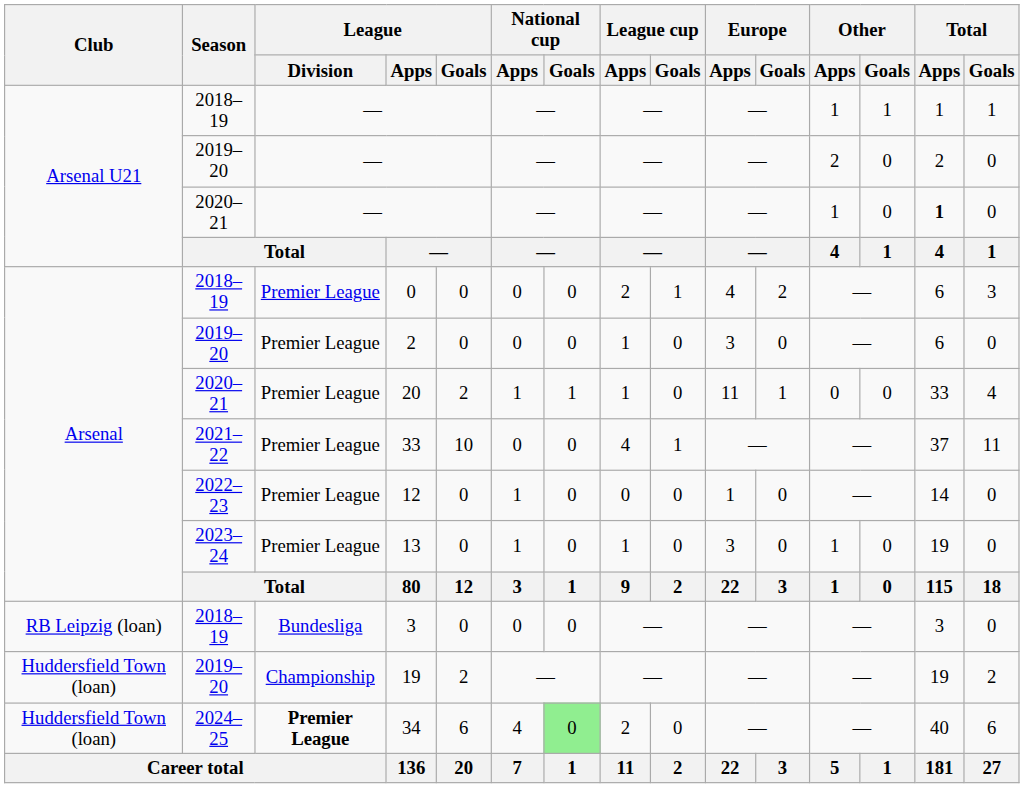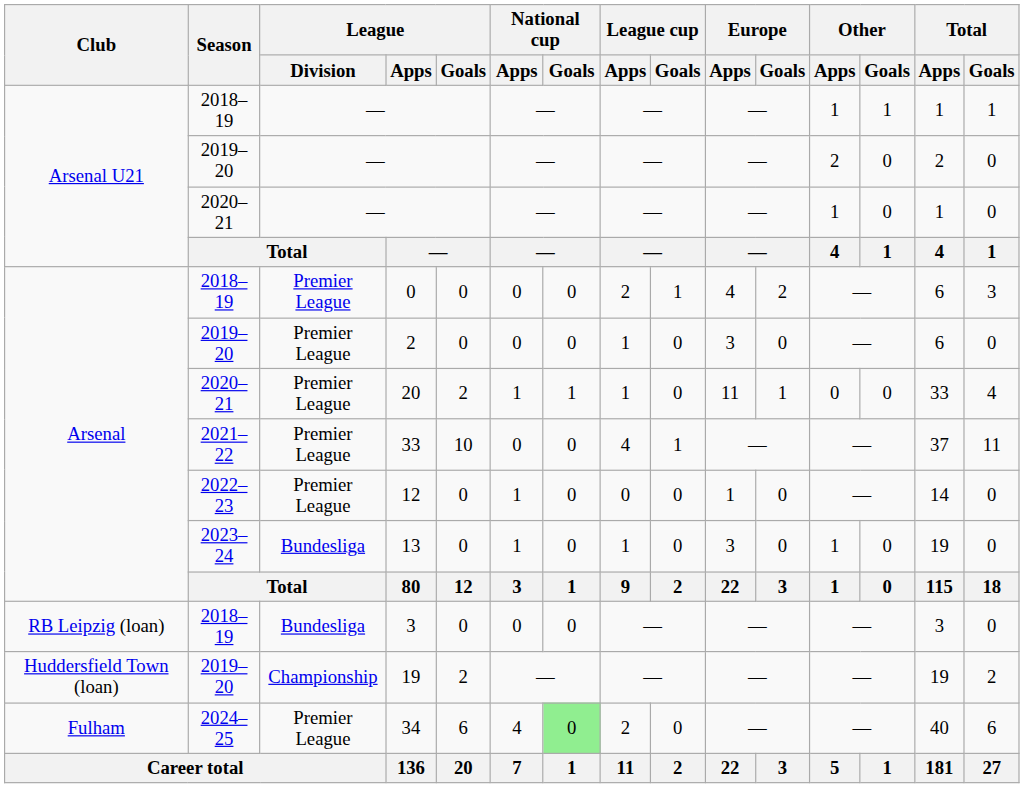(939, 211) bold -> (939, 211) normal
(320, 545) Premier League -> (323, 545) Bundesliga
(94, 727) Huddersfield Town (loan) -> (96, 727) Fulham
(320, 727) bold -> (323, 727) normal
